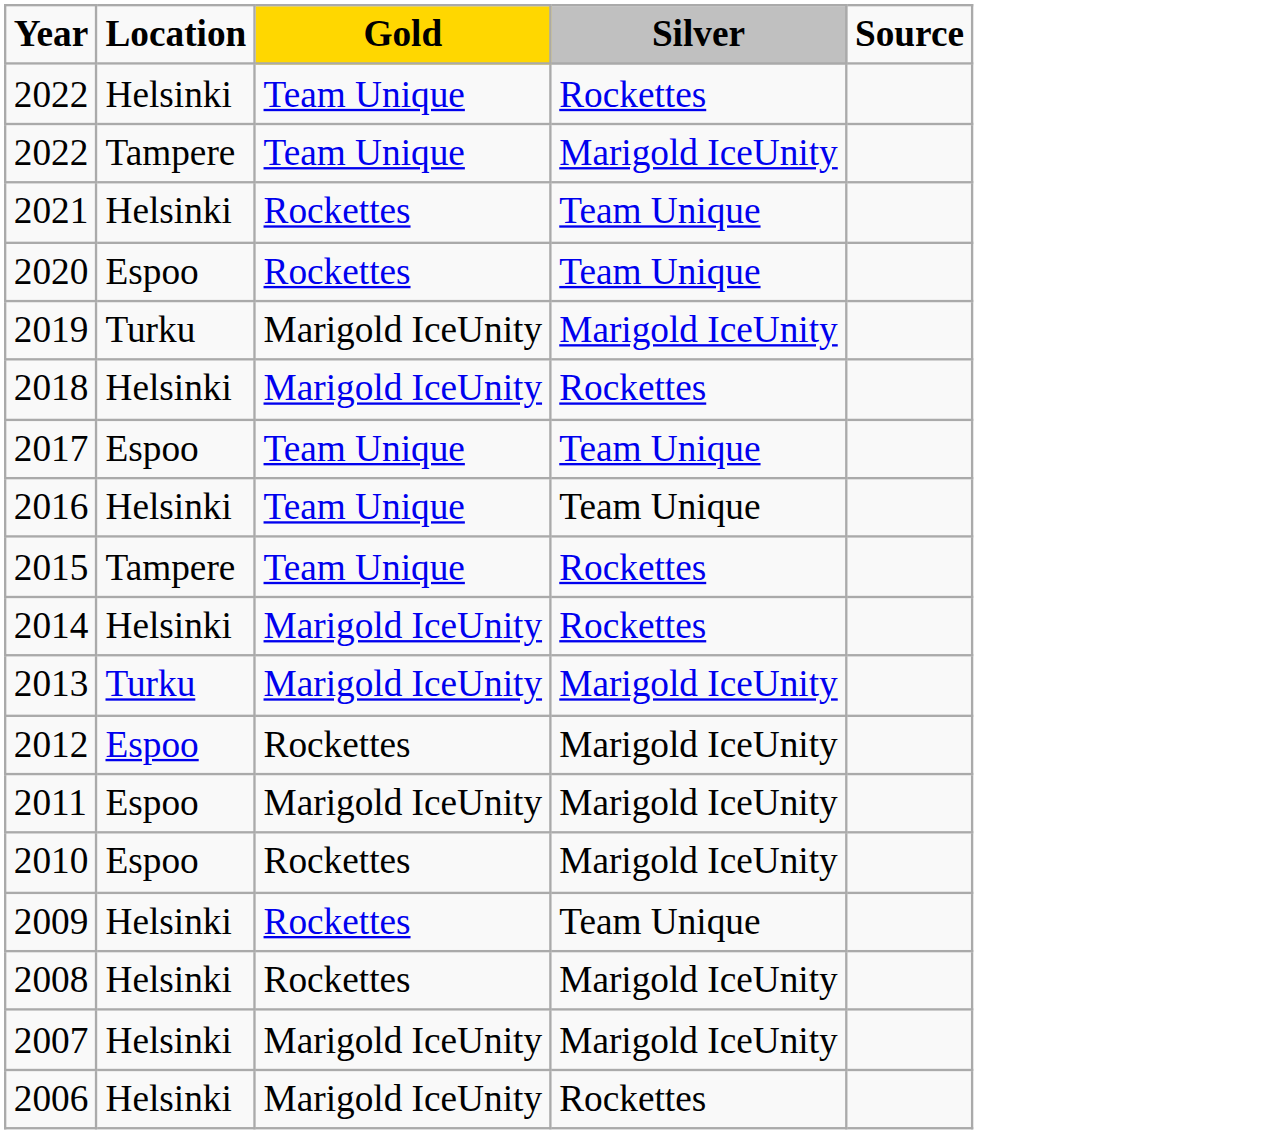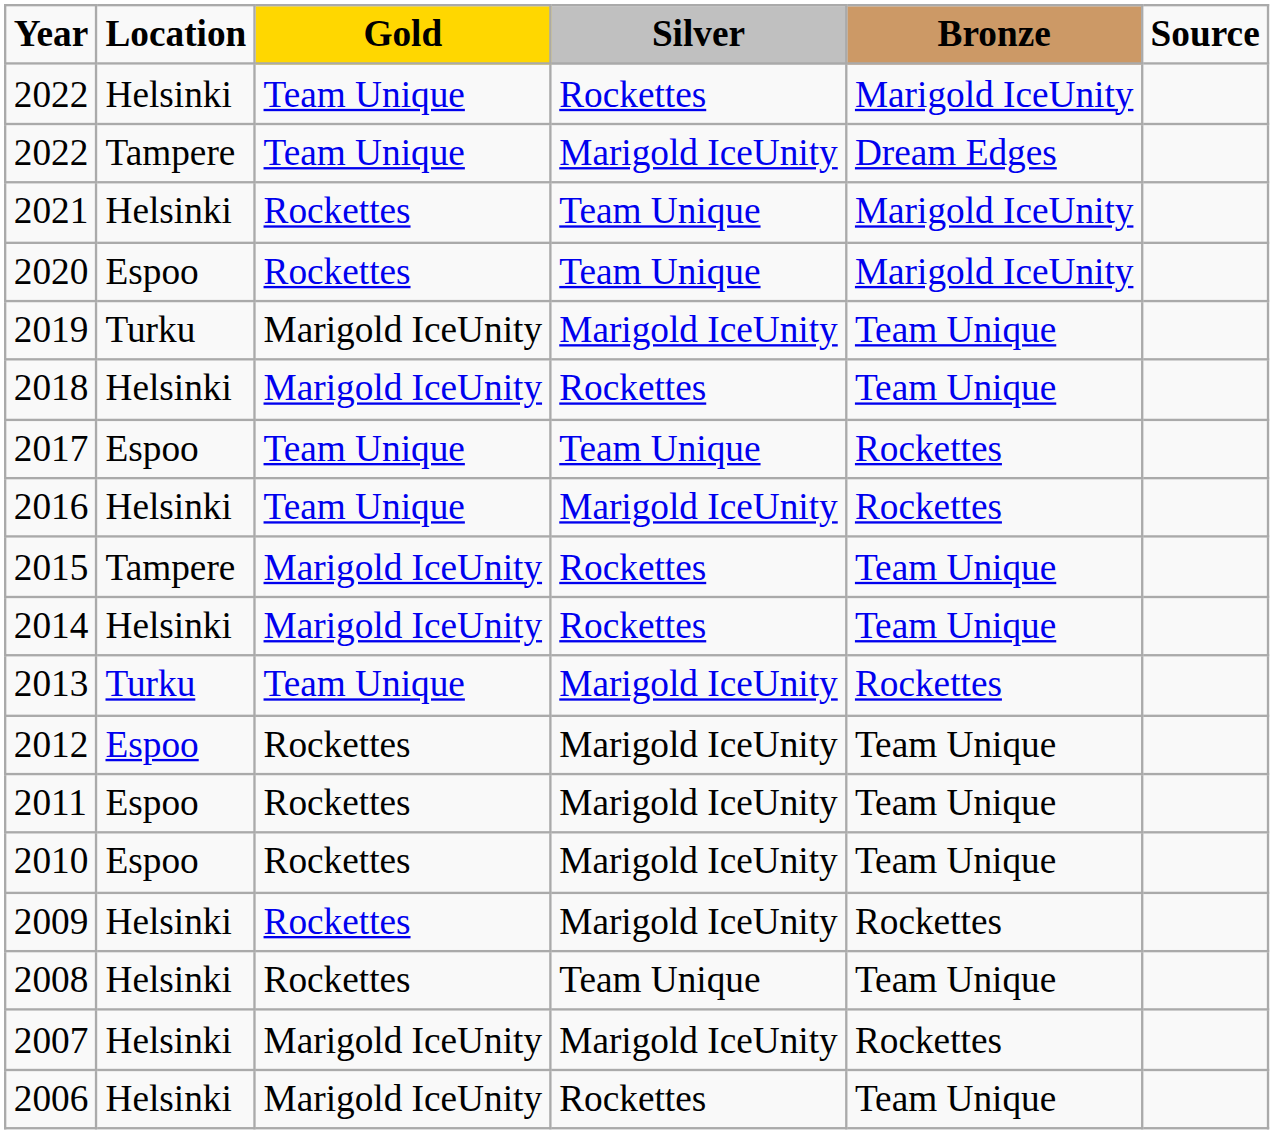+ column: (994, 34)
(660, 507) Team Unique -> (698, 507) Marigold IceUnity
(364, 566) Team Unique -> (403, 566) Marigold IceUnity
(403, 684) Marigold IceUnity -> (364, 684) Team Unique
(403, 802) Marigold IceUnity -> (337, 802) Rockettes
(660, 920) Team Unique -> (698, 920) Marigold IceUnity
(698, 980) Marigold IceUnity -> (660, 980) Team Unique
